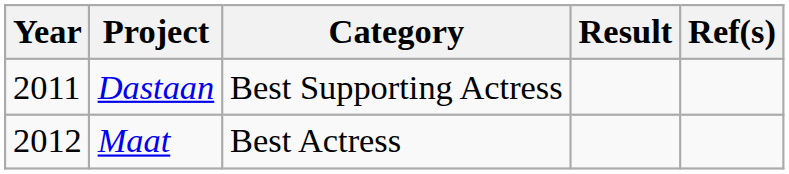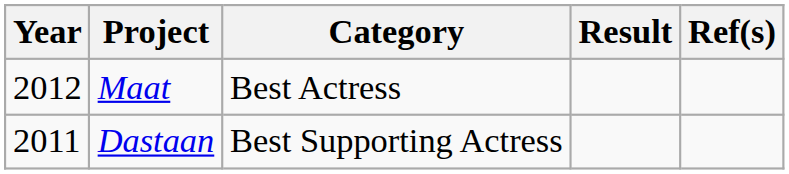rows swapped: (156, 86) <-> (134, 140)
